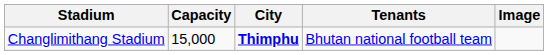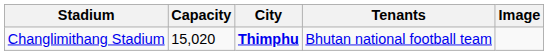(193, 38) 15,000 -> (193, 38) 15,020
